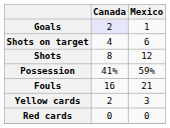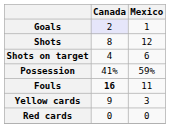rows swapped: (48, 56) <-> (48, 41)
(109, 86) normal -> (109, 86) bold
(147, 86) 21 -> (147, 86) 11
(109, 101) 2 -> (109, 101) 9
